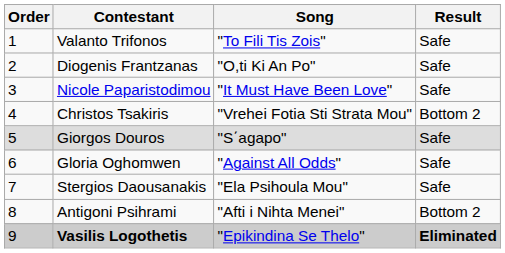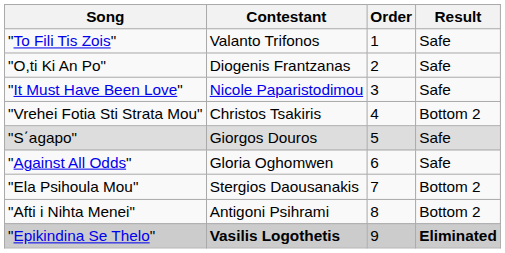columns swapped: (29, 17) <-> (315, 17)
(435, 187) Safe -> (450, 187) Bottom 2
